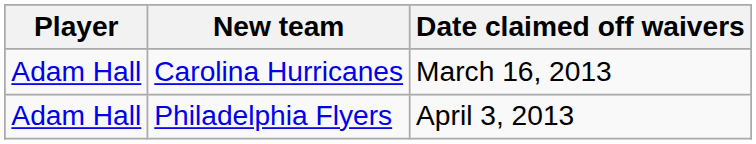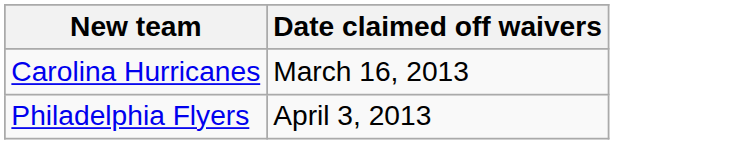- column: (76, 26)
